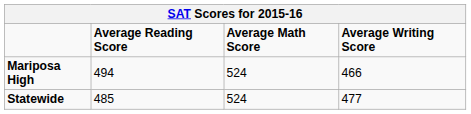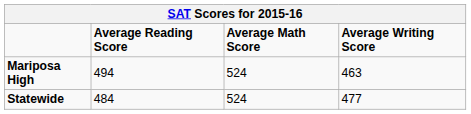(352, 73) 466 -> (352, 73) 463
(104, 99) 485 -> (104, 99) 484
